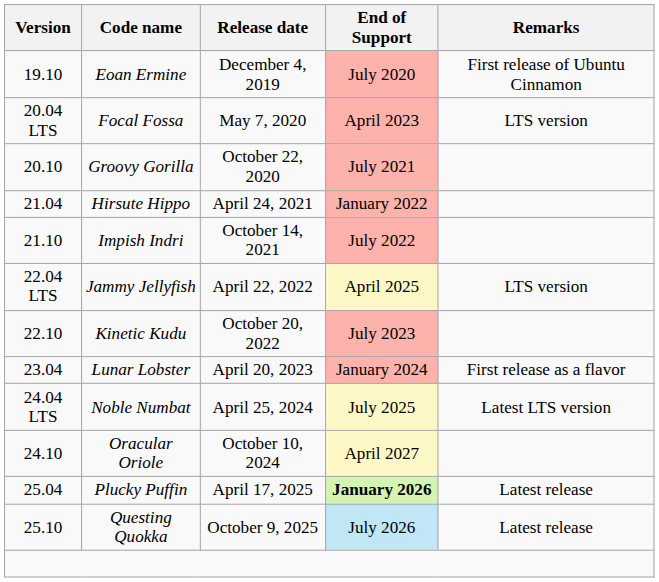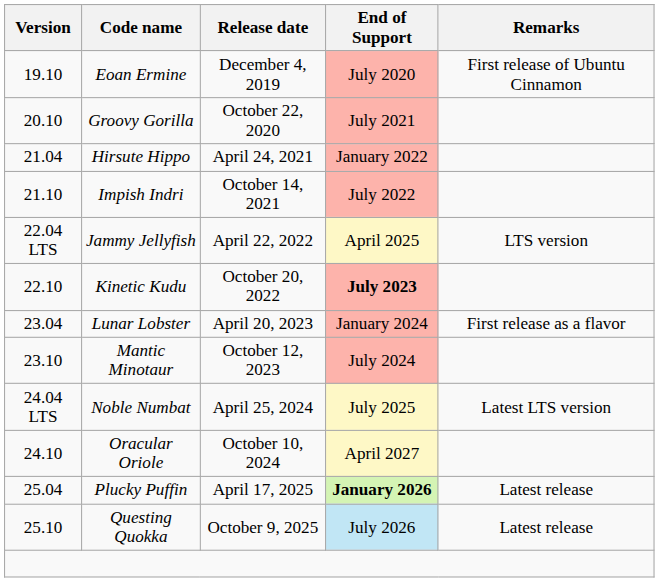- row: (141, 120)
(382, 333) normal -> (382, 286) bold
+ row: (141, 360)
